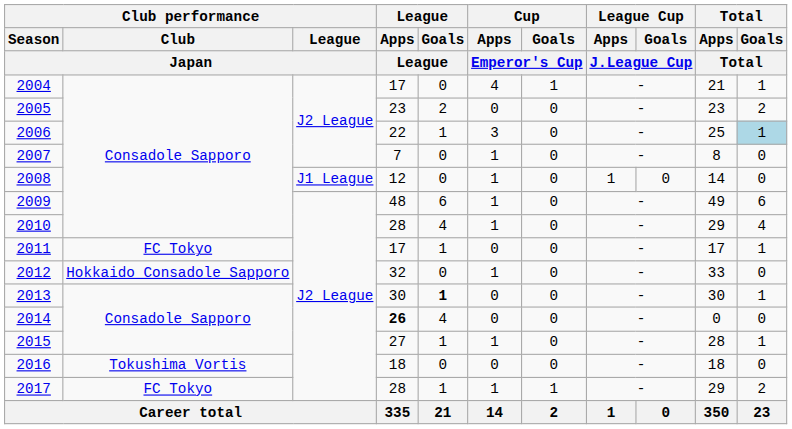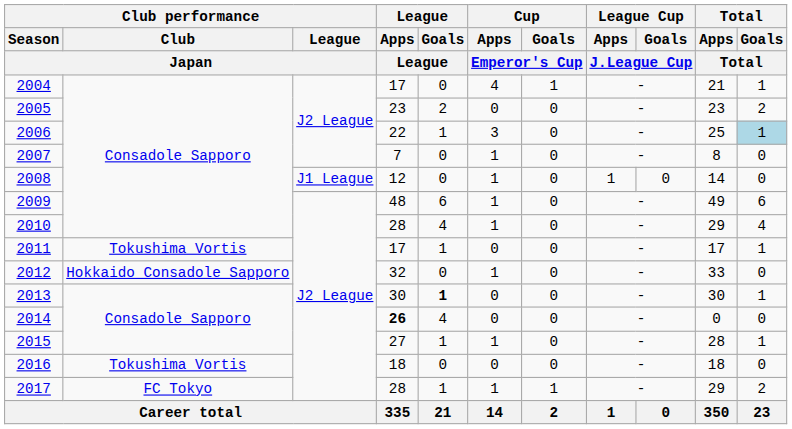(178, 249) FC Tokyo -> (178, 249) Tokushima Vortis
